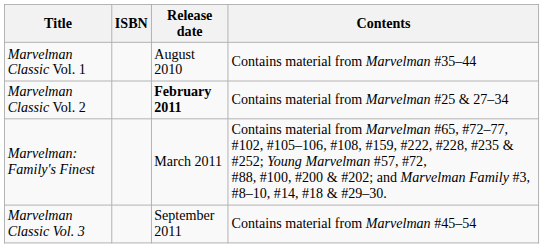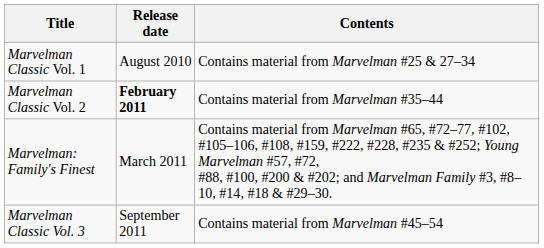- column: (131, 23)
(354, 61) Contains material from Marvelman #35–44 -> (337, 61) Contains material from Marvelman #25 & 27–34
(370, 99) Contains material from Marvelman #25 & 27–34 -> (321, 99) Contains material from Marvelman #35–44
